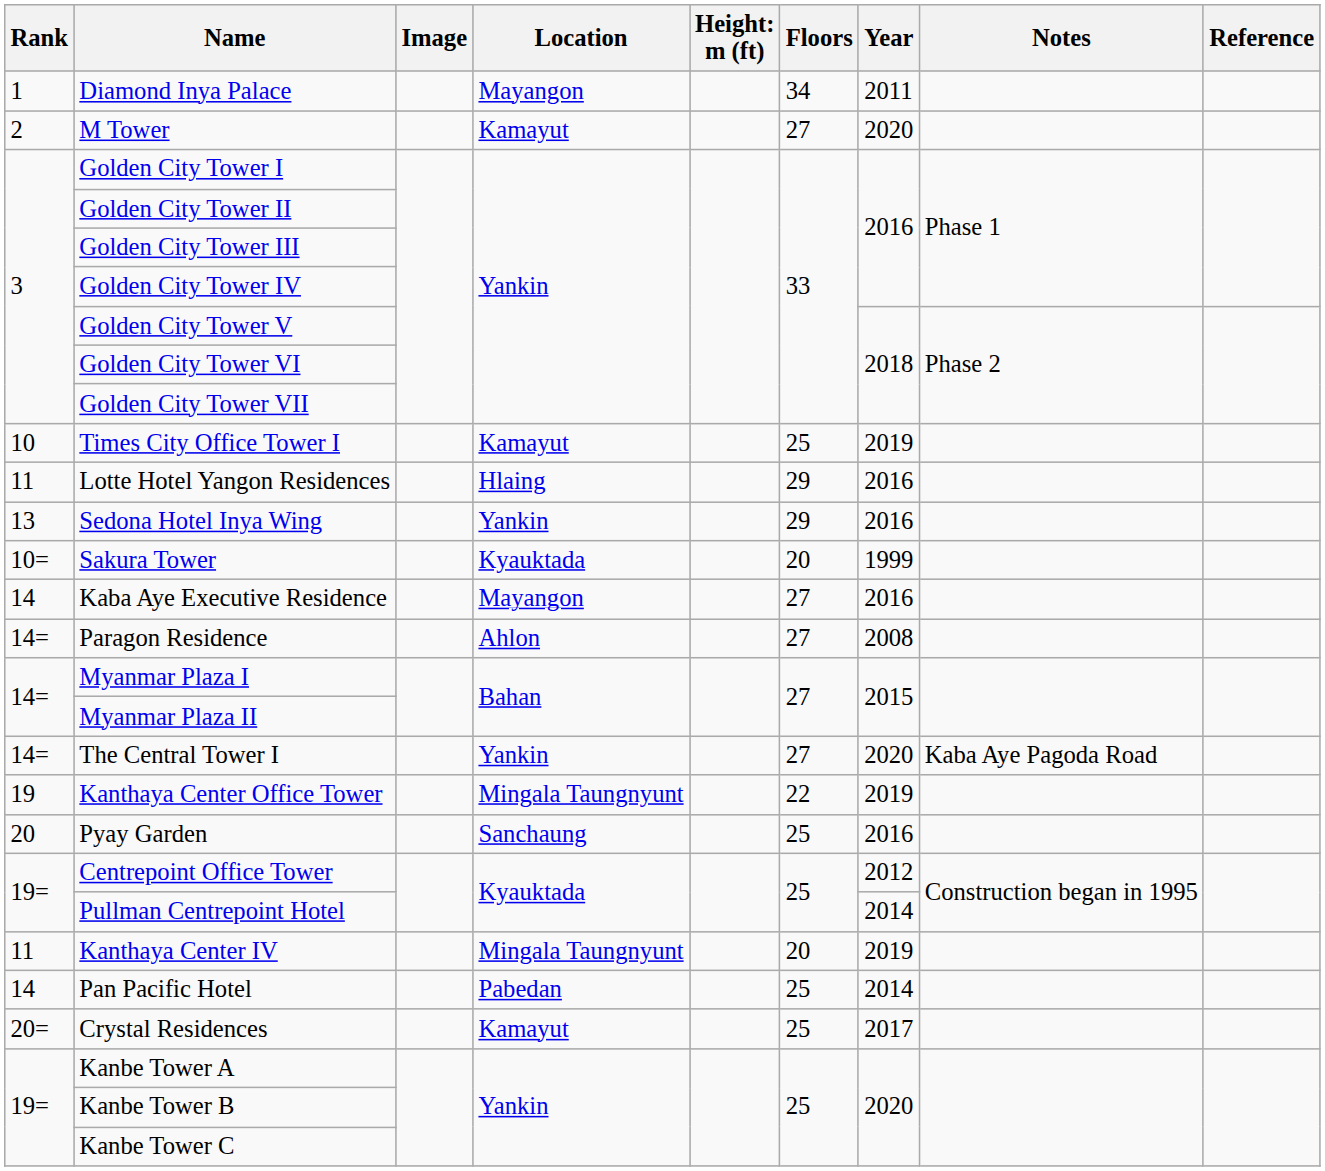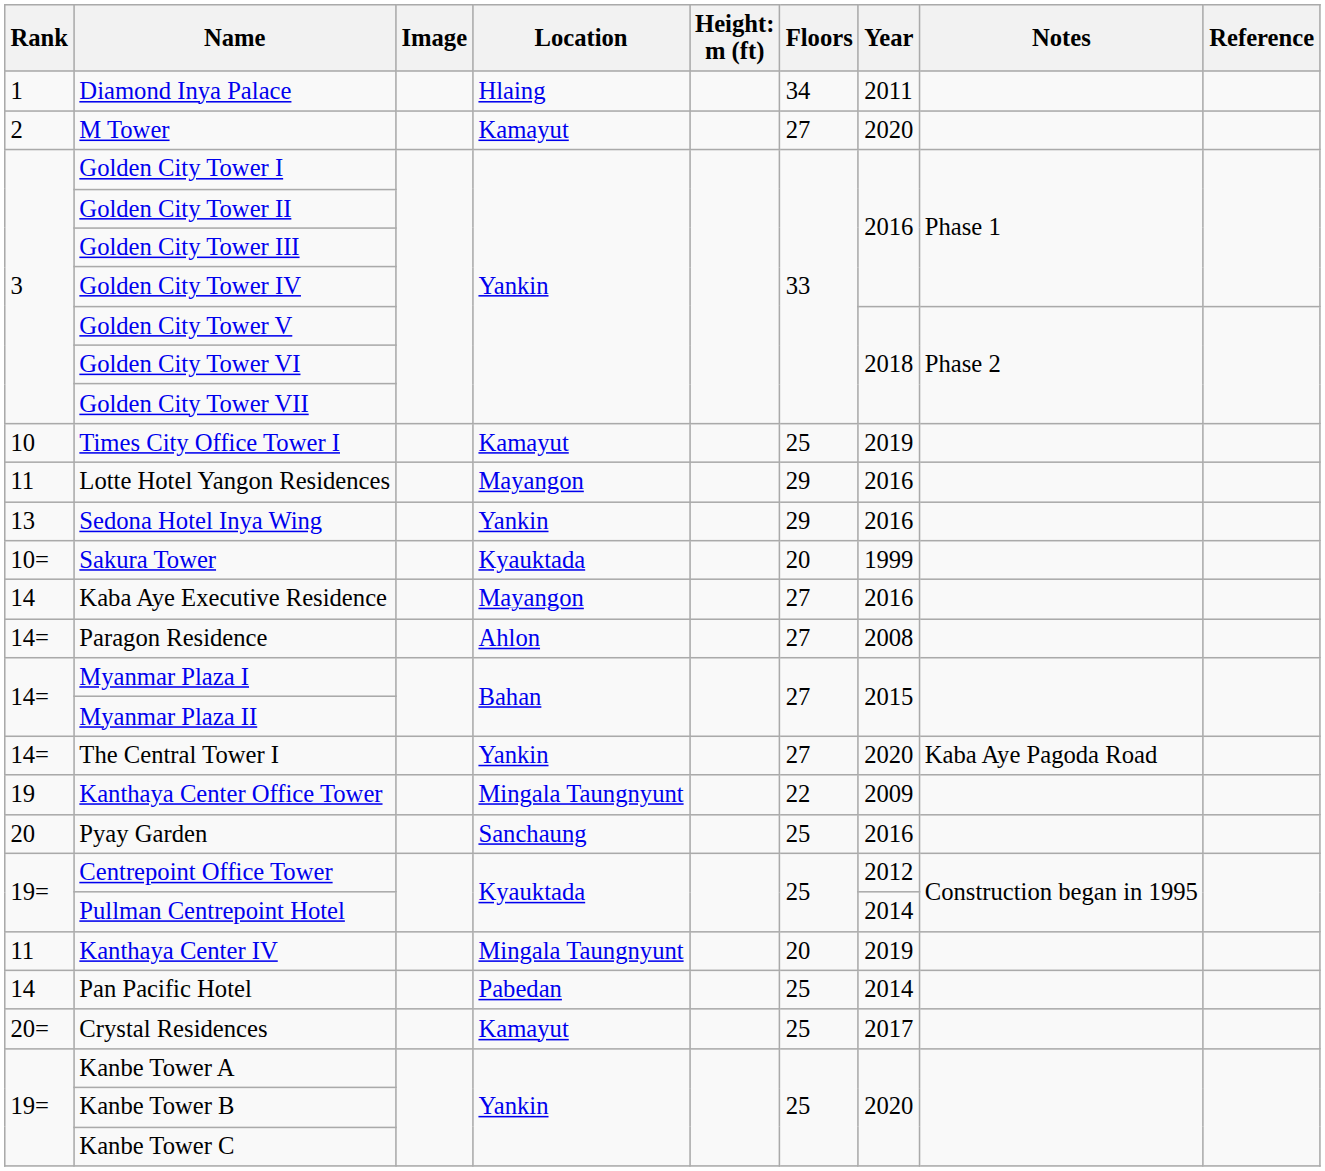(531, 90) Mayangon -> (512, 90) Hlaing
(512, 481) Hlaing -> (531, 481) Mayangon
(889, 794) 2019 -> (889, 794) 2009
